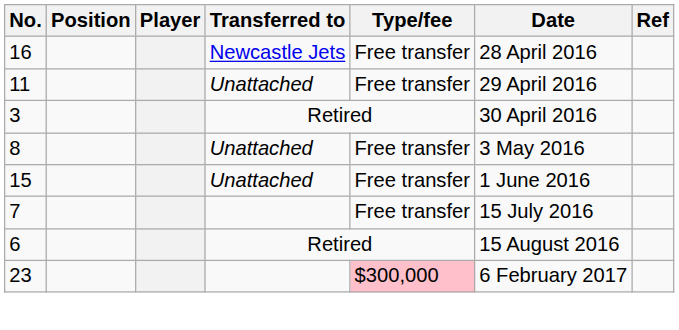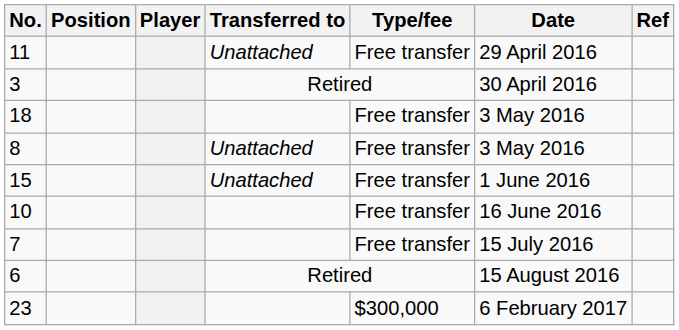- row: (20, 52)
+ row: (20, 116)
+ row: (20, 212)
(397, 276) pink background -> (397, 308) no background
